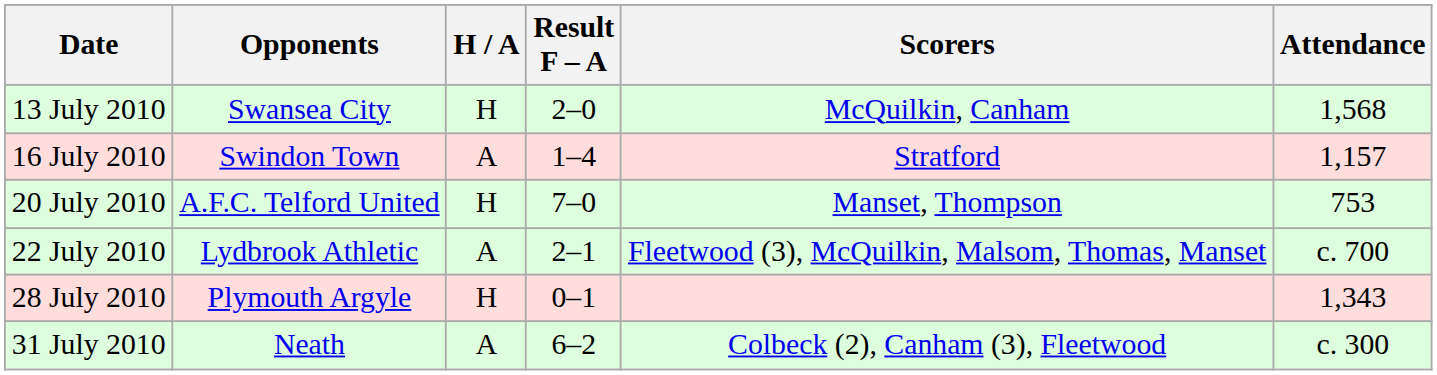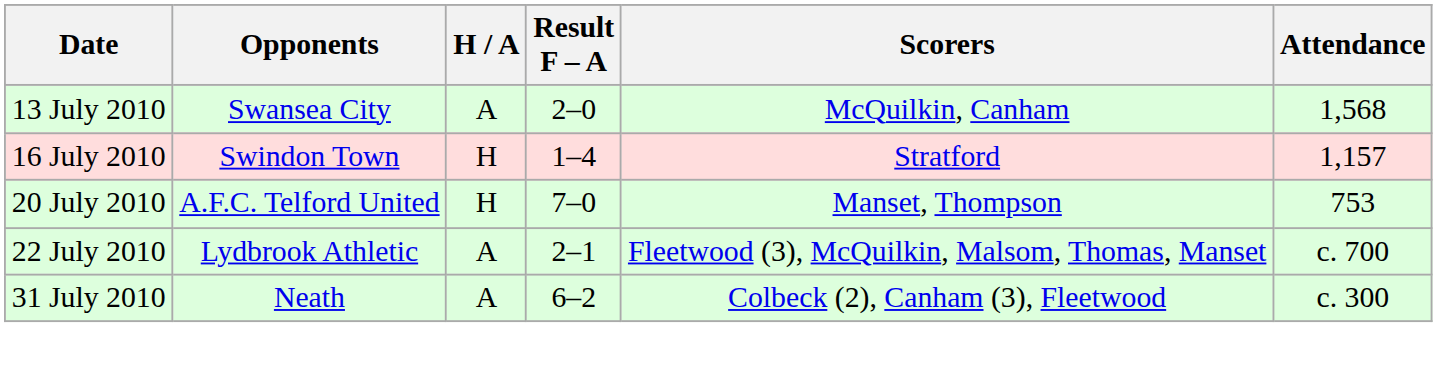(486, 108) H -> (486, 108) A
(486, 155) A -> (486, 155) H
- row: (89, 297)
